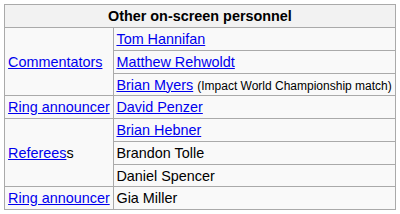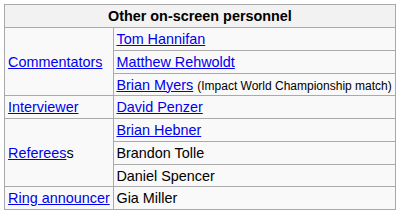(59, 107) Ring announcer -> (43, 107) Interviewer
